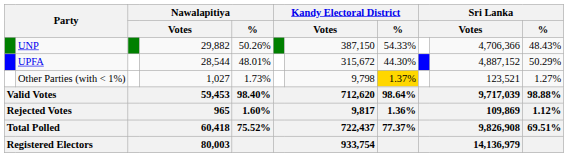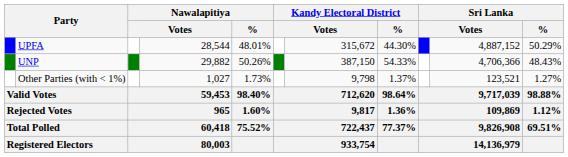rows swapped: (28, 45) <-> (31, 62)
(403, 78) gold background -> (403, 78) no background
